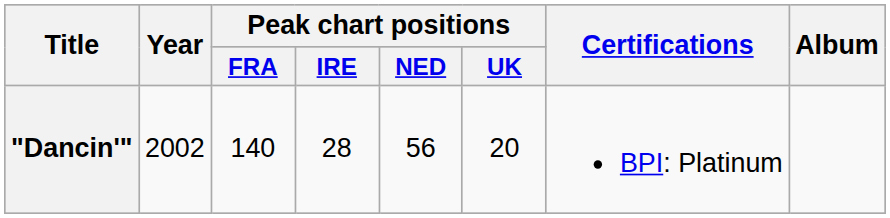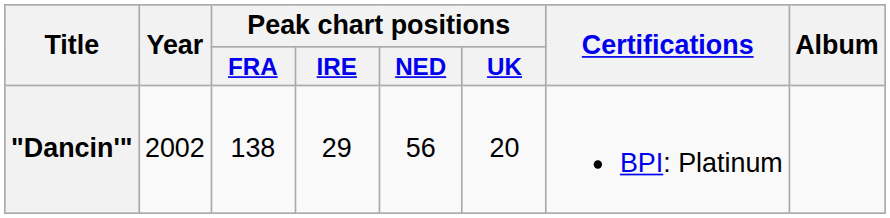(253, 148) 140 -> (253, 148) 138
(337, 148) 28 -> (337, 148) 29
